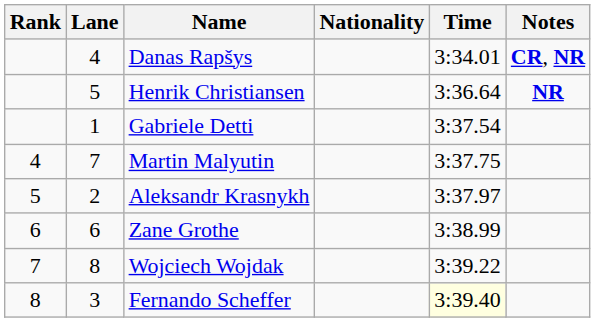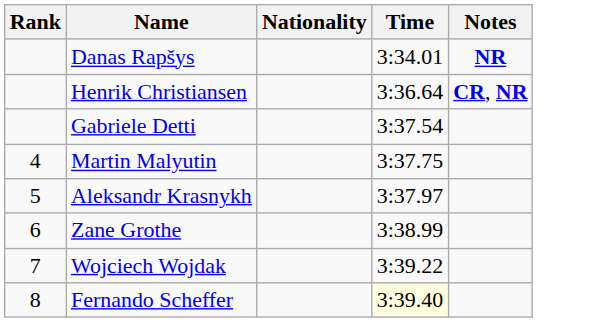- column: (95, 21)
(548, 56) CR, NR -> (490, 56) NR
(548, 91) NR -> (490, 91) CR, NR
